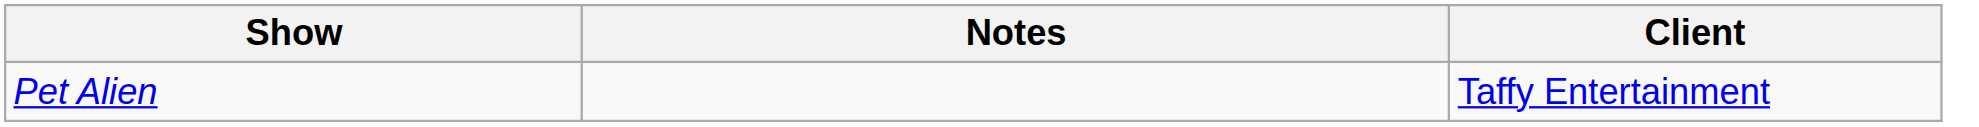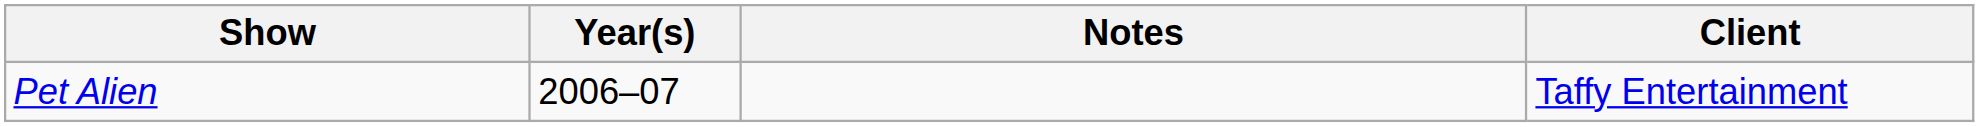+ column: (635, 33)
